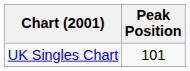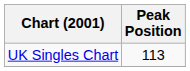(153, 54) 101 -> (153, 54) 113
